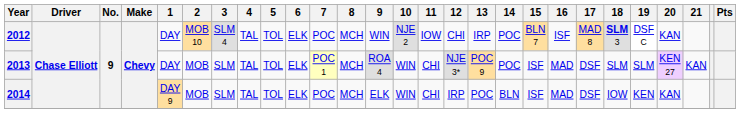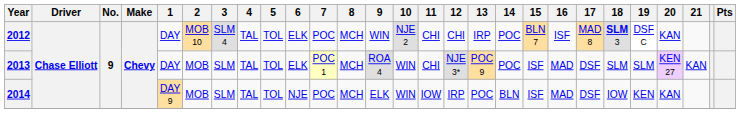(431, 36) IOW -> (431, 36) CHI
(298, 94) ELK -> (298, 94) NJE
(431, 94) CHI -> (431, 94) IOW
